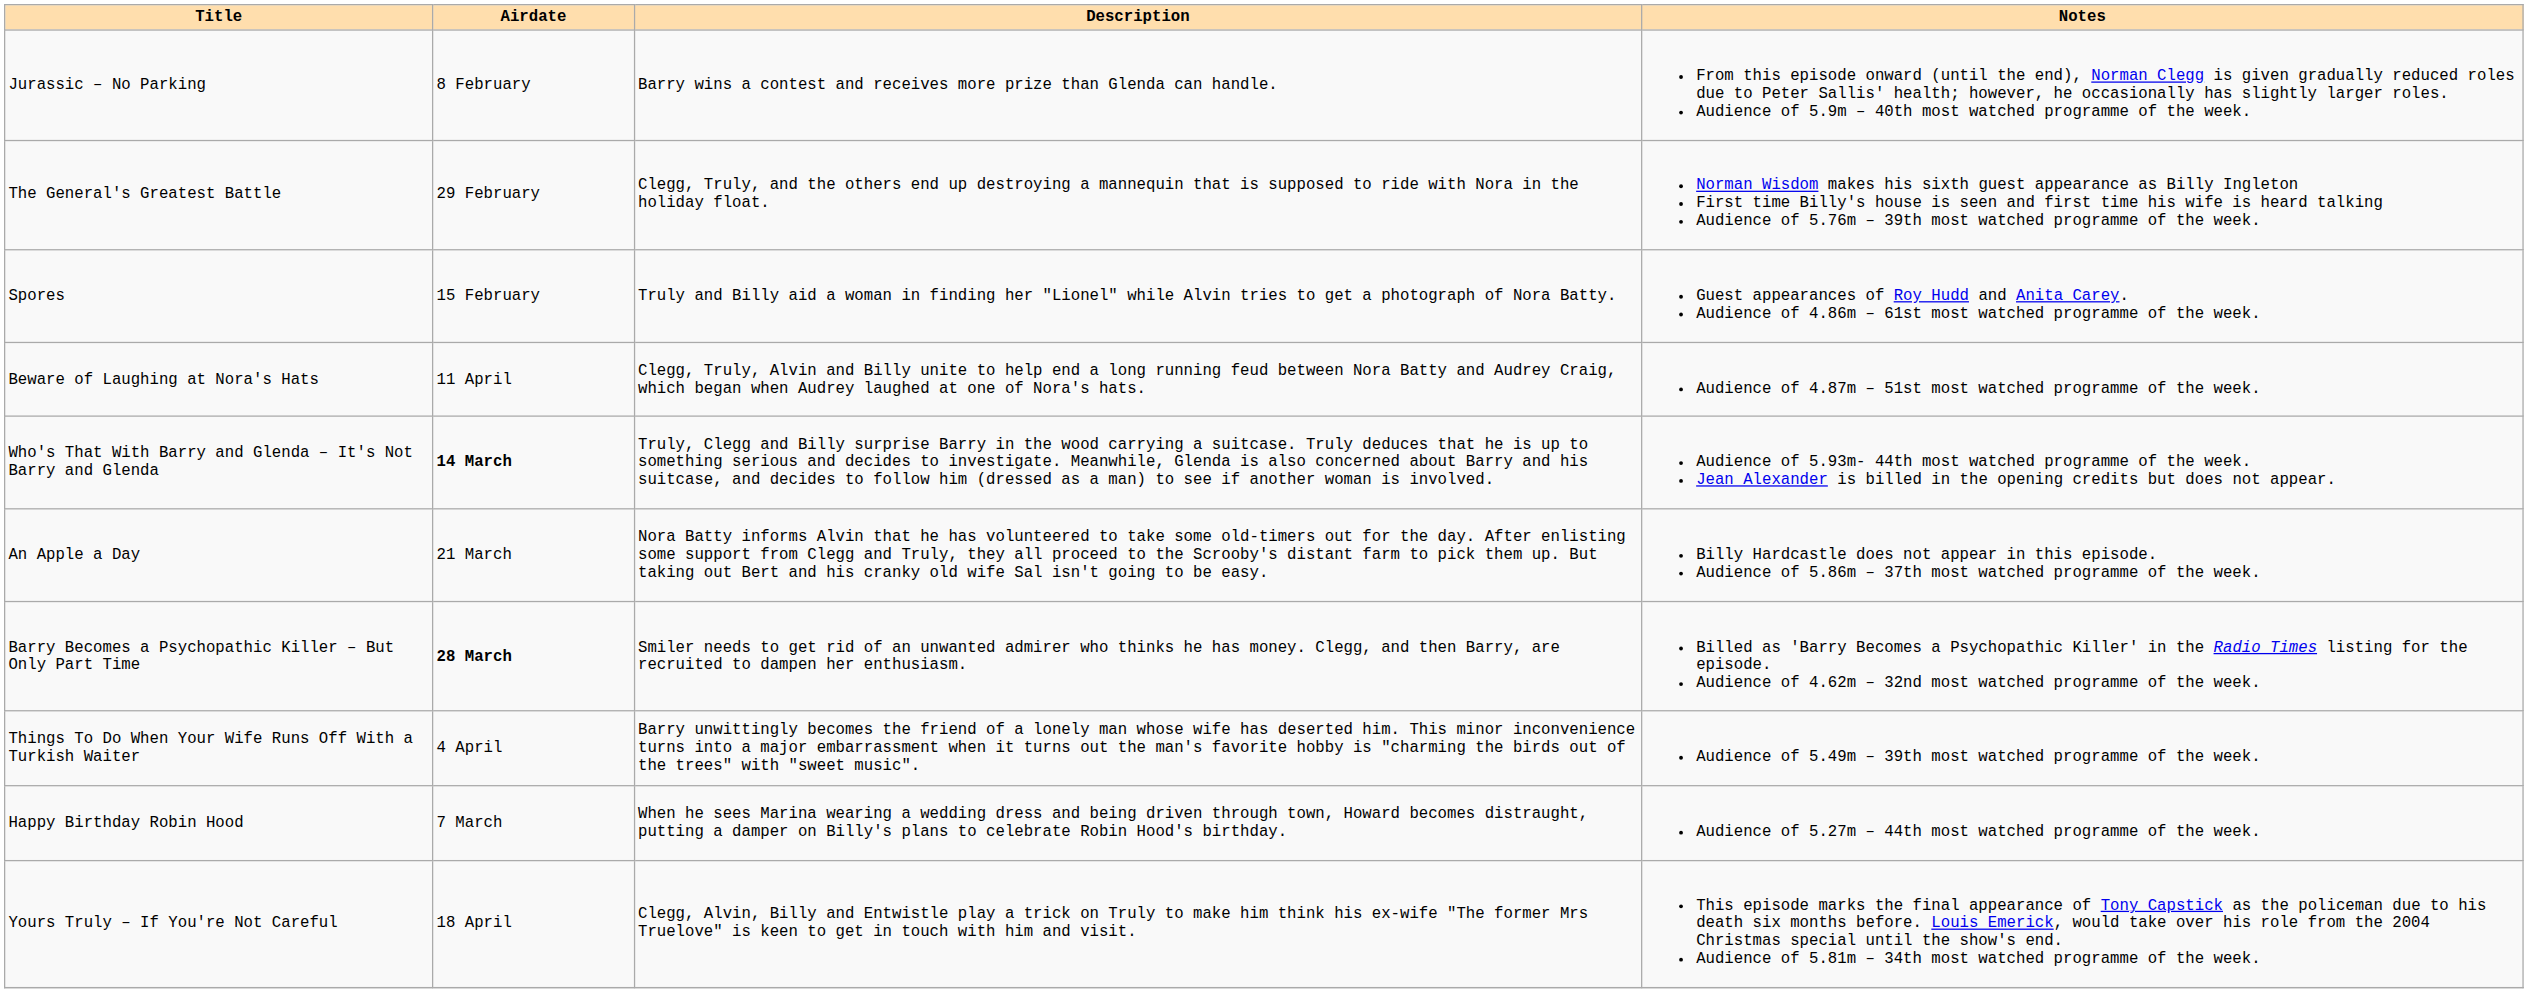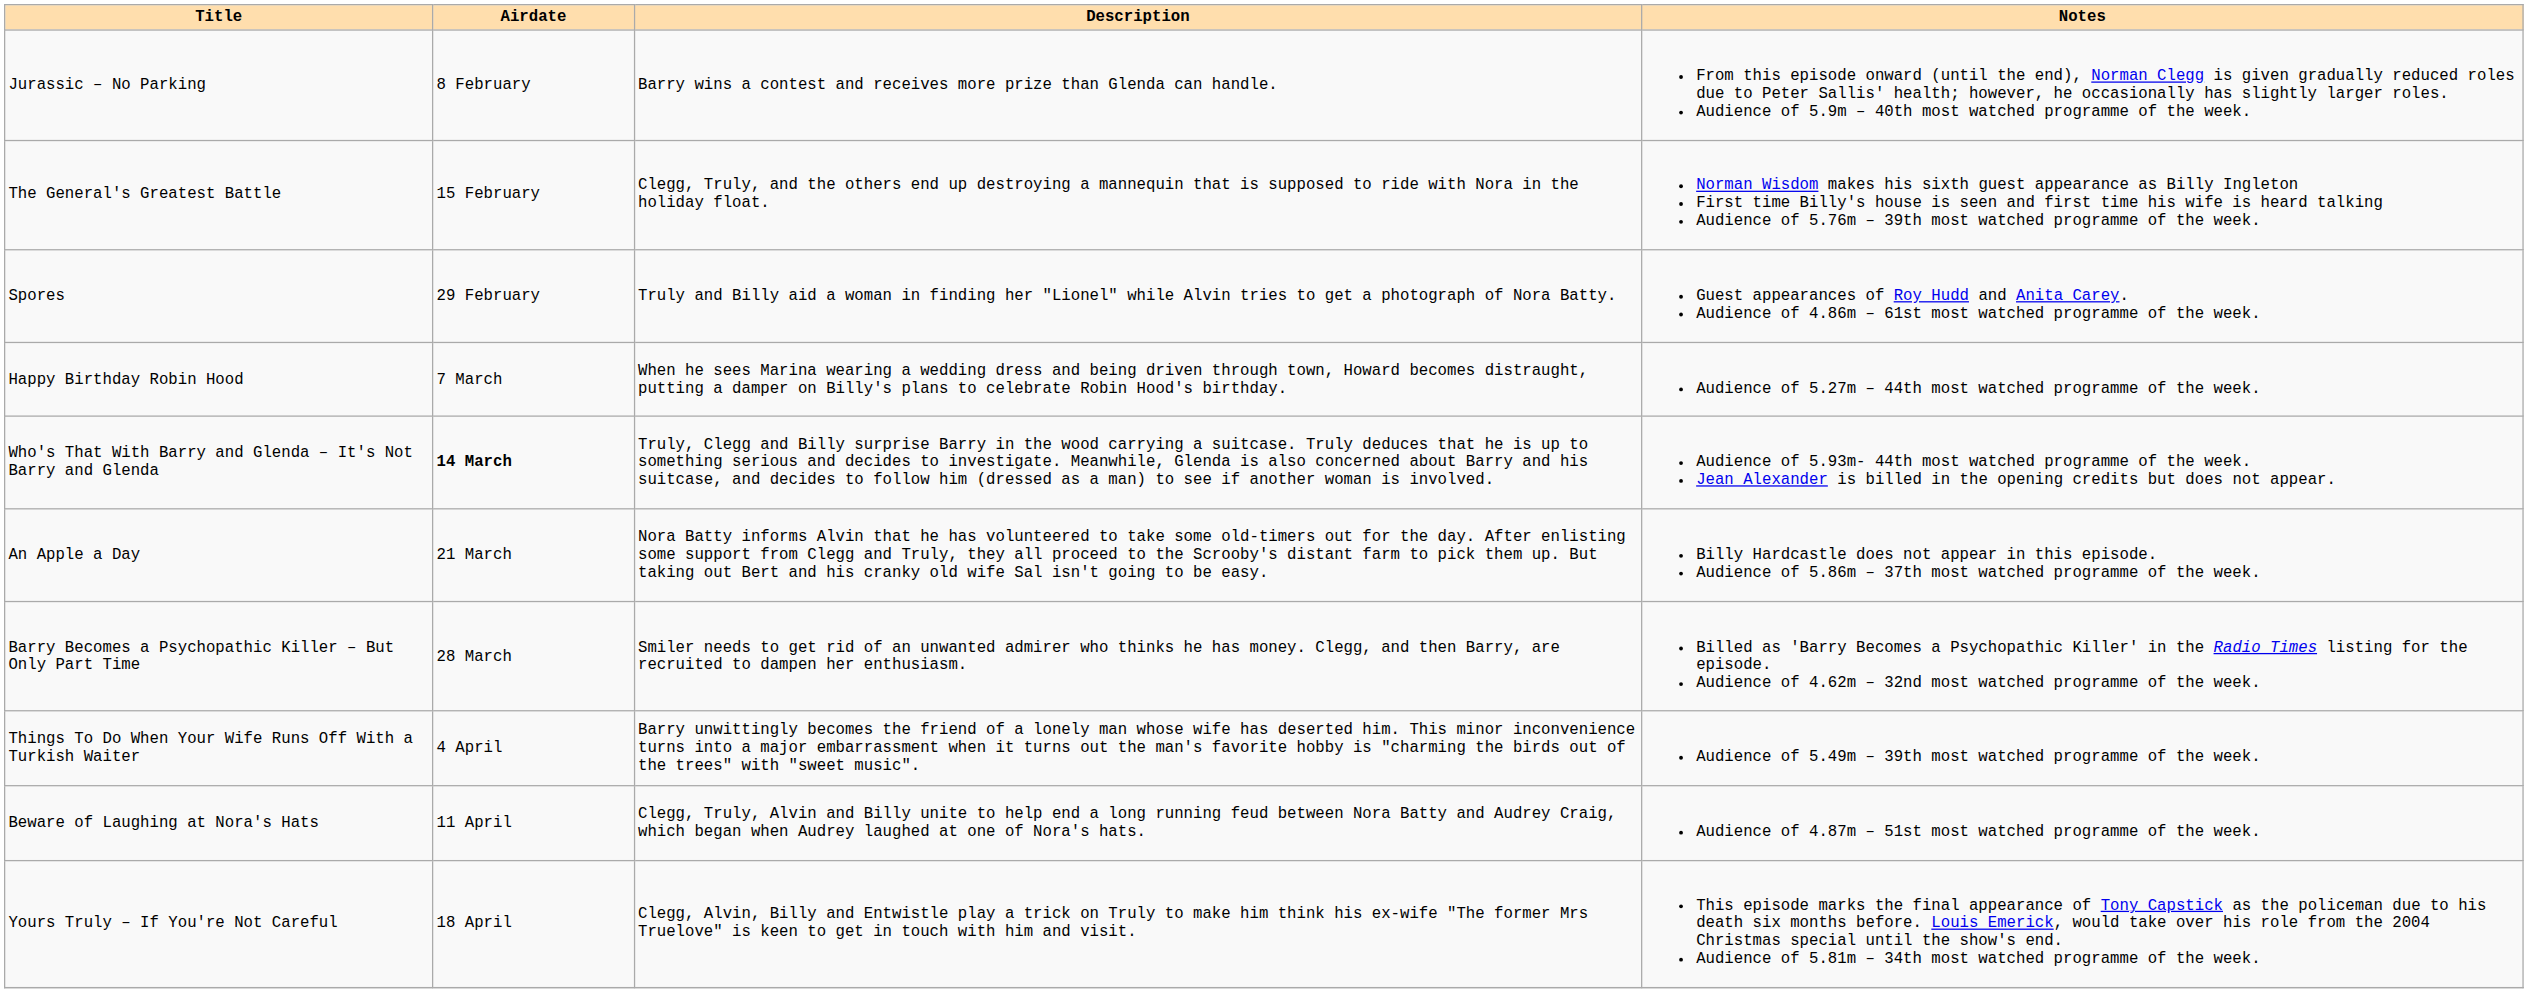(488, 195) 29 February -> (488, 195) 15 February
(488, 296) 15 February -> (488, 296) 29 February
rows swapped: (126, 823) <-> (164, 380)
(474, 656) bold -> (474, 656) normal
